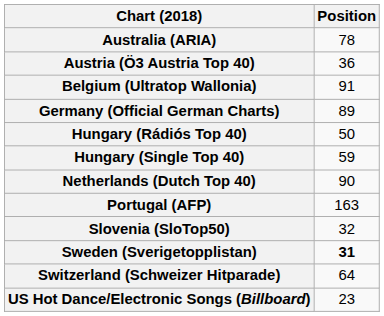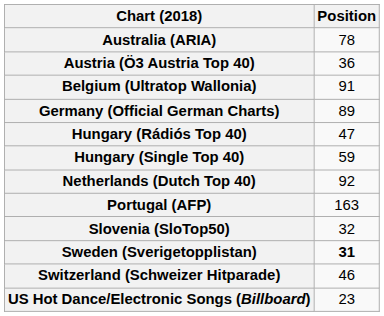(347, 134) 50 -> (347, 134) 47
(347, 181) 90 -> (347, 181) 92
(347, 275) 64 -> (347, 275) 46
